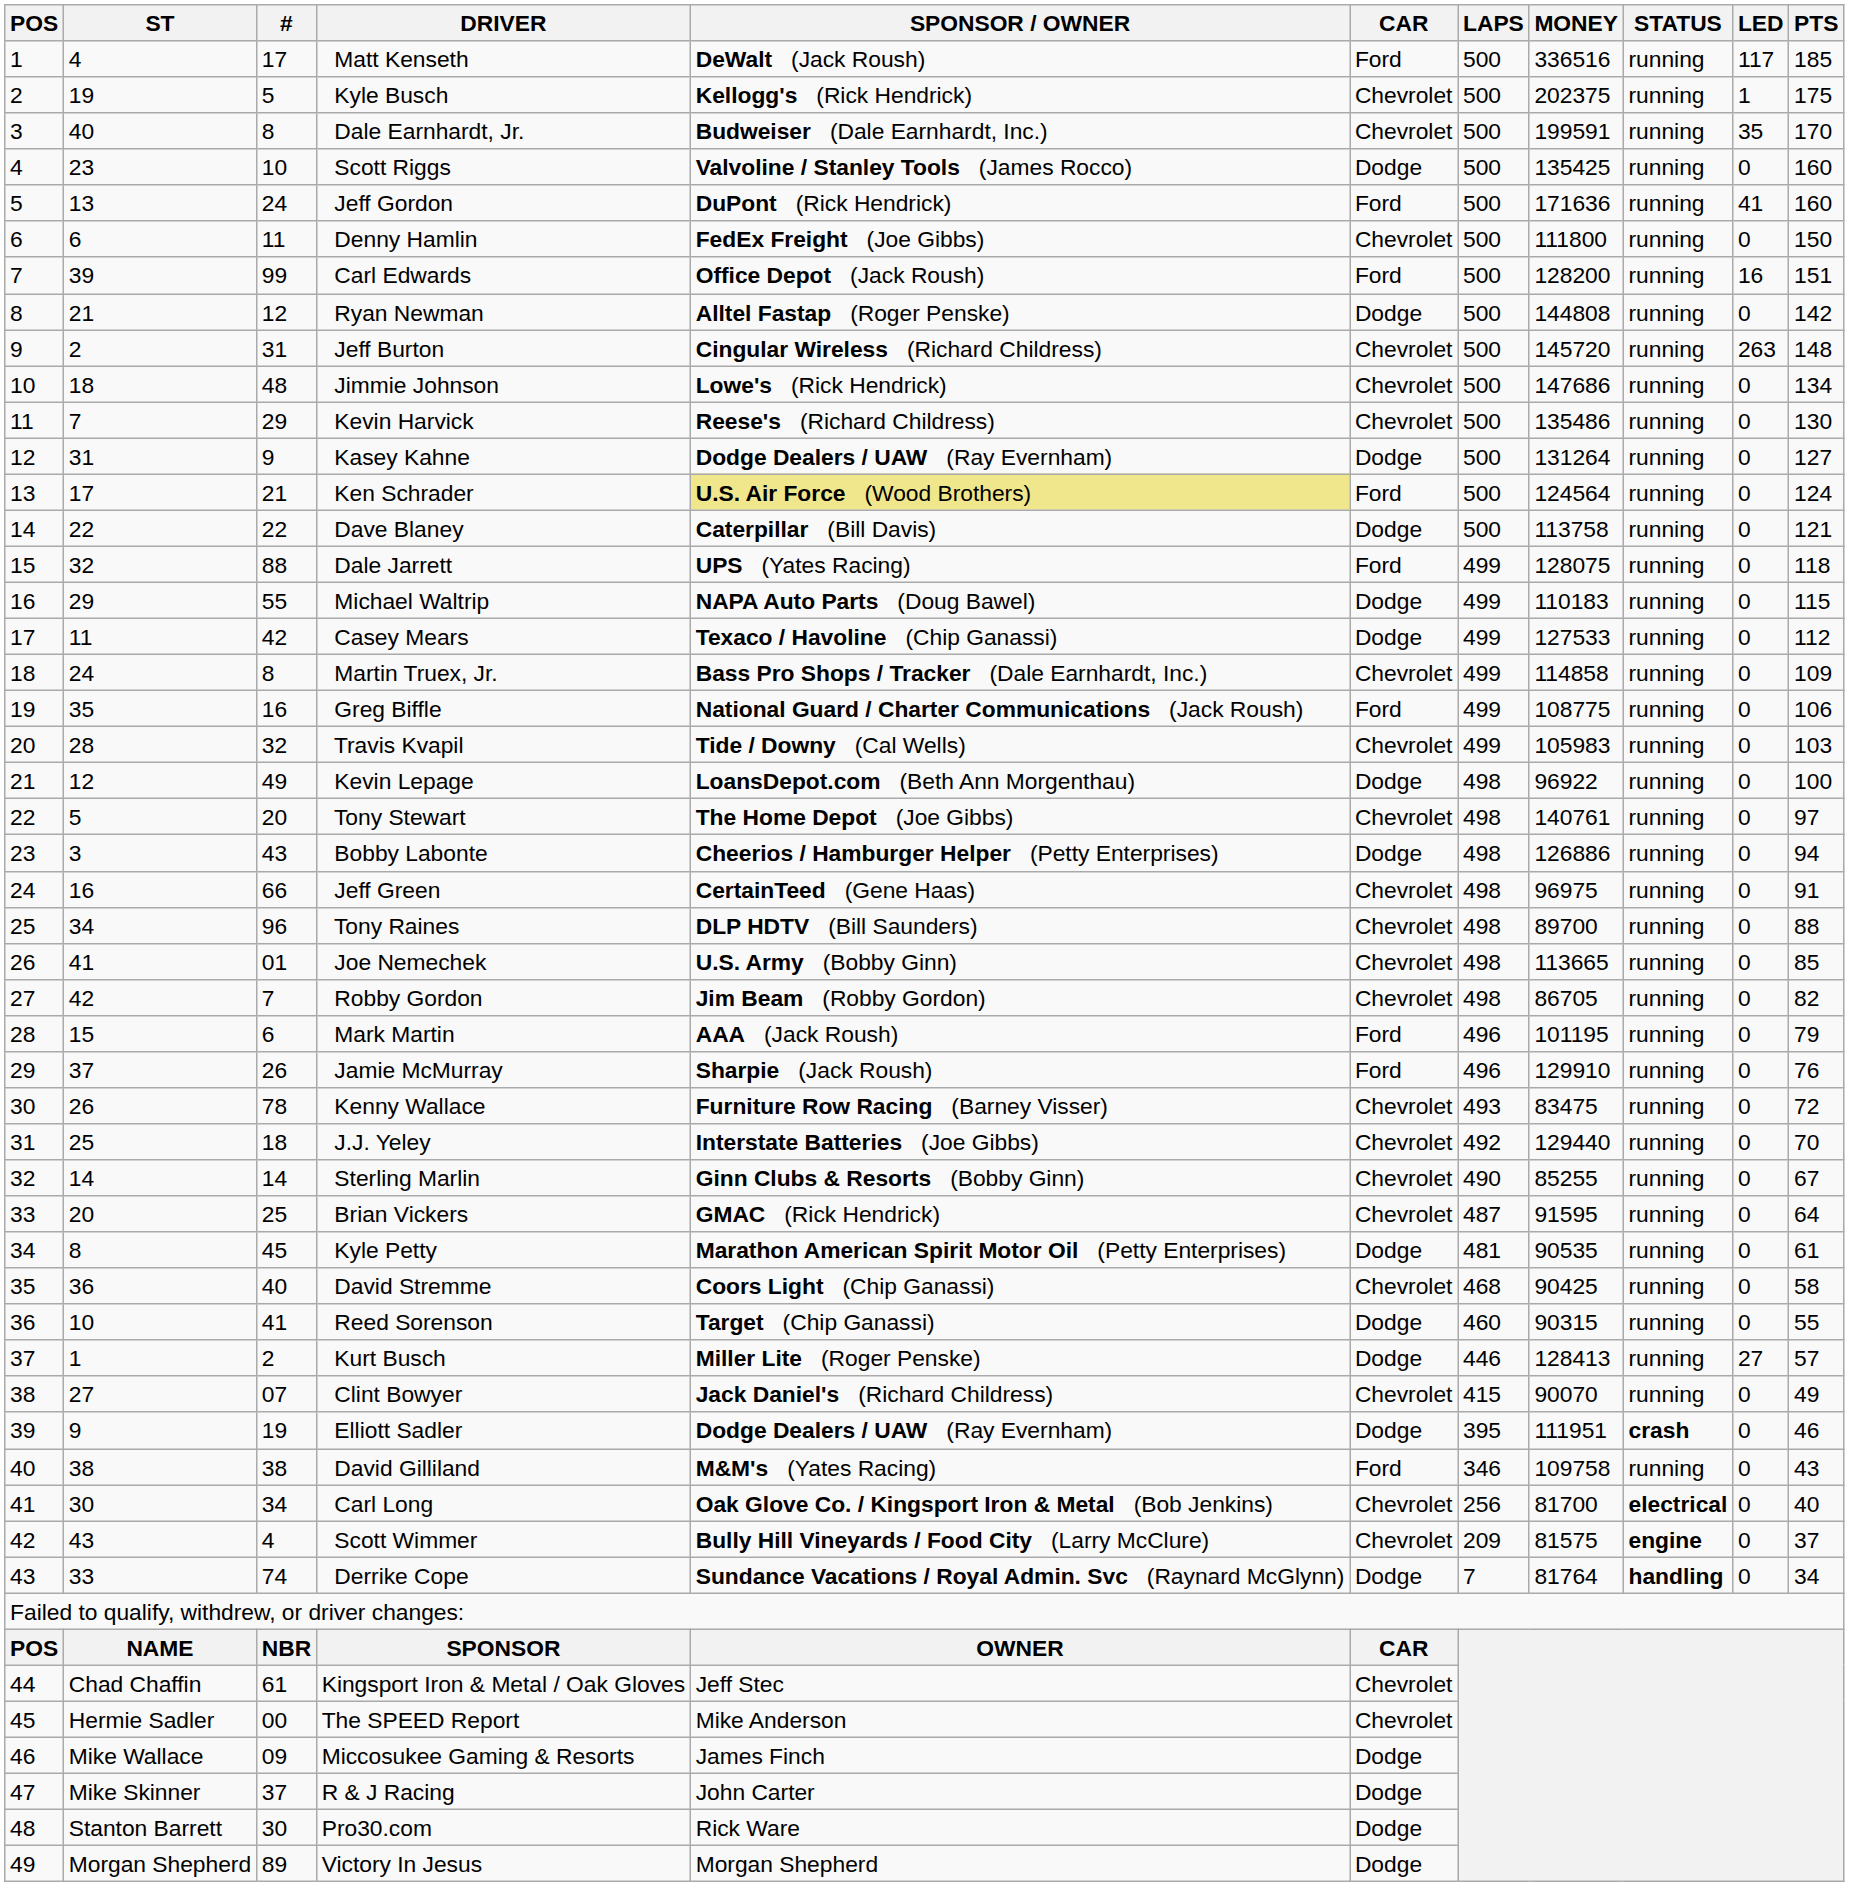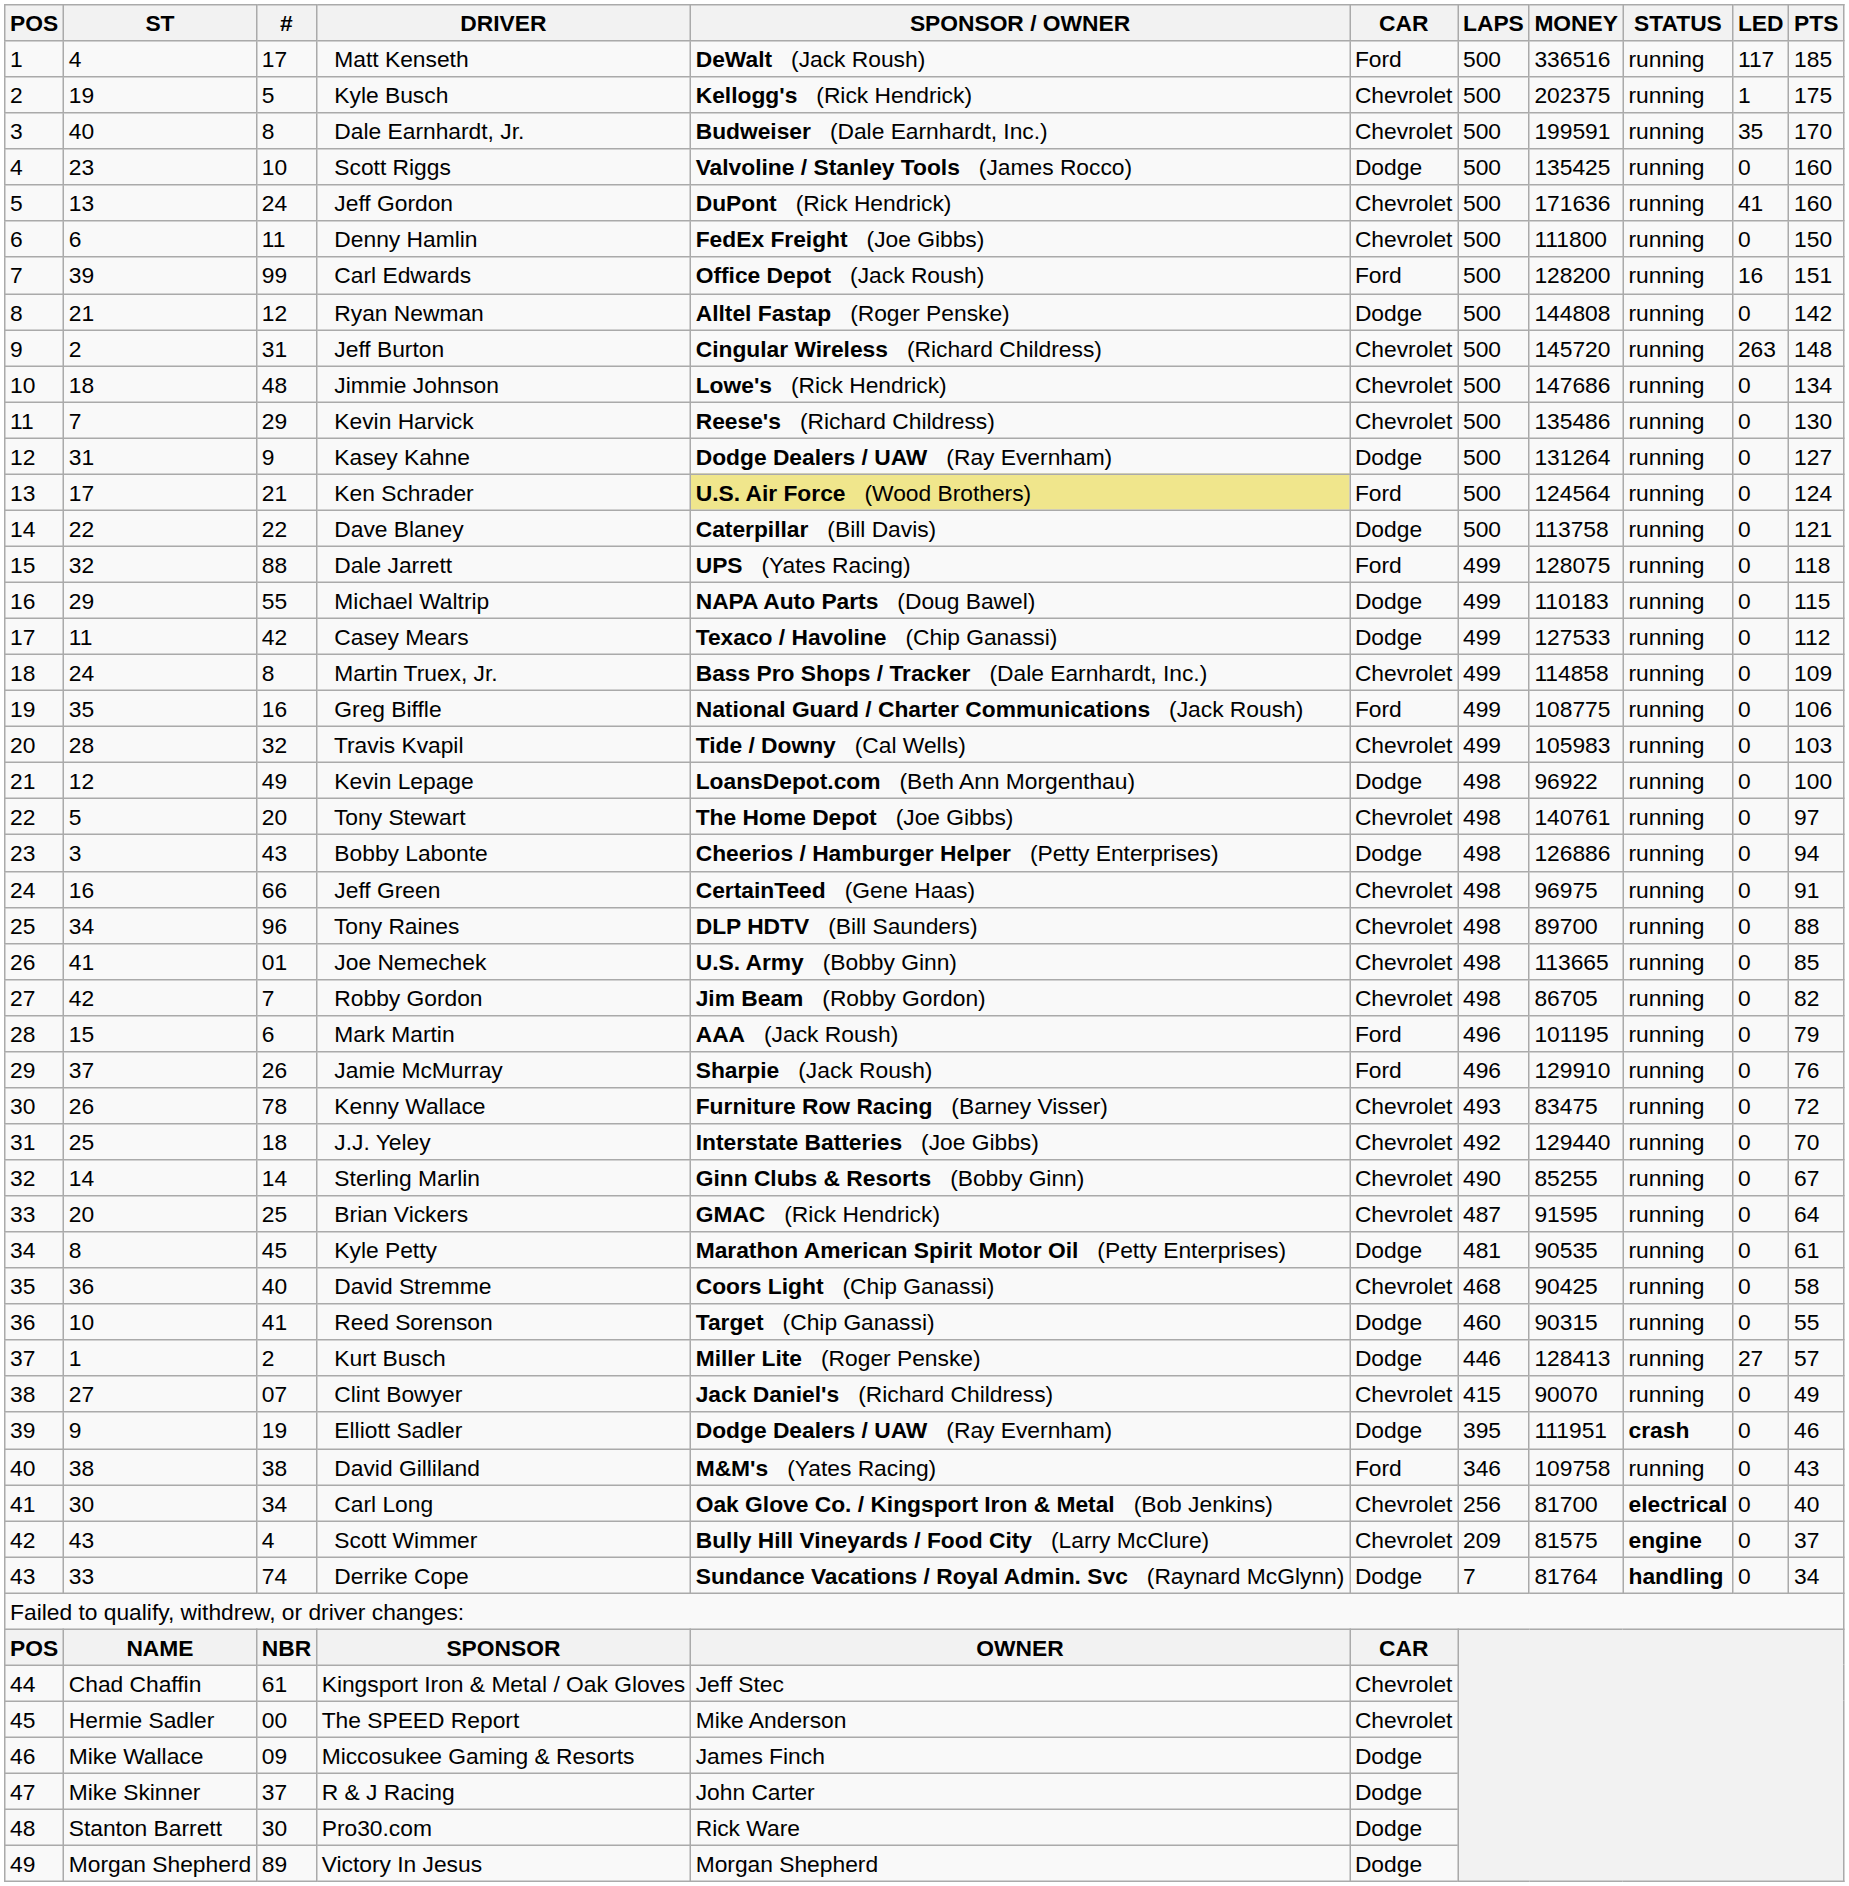(1378, 203) Ford -> (1404, 203) Chevrolet
